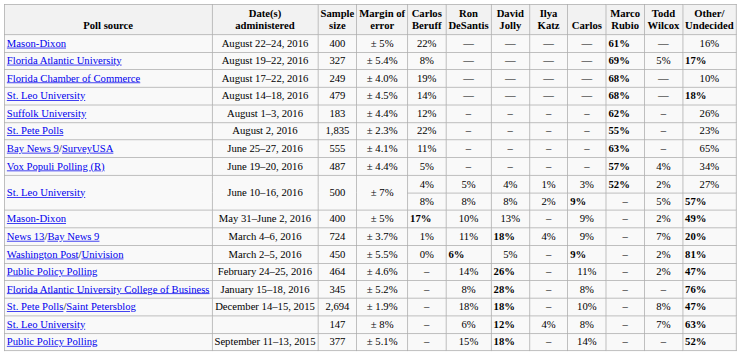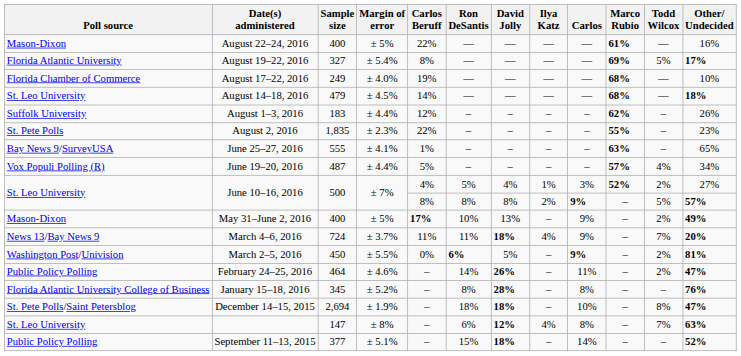(427, 149) 11% -> (427, 149) 1%
(427, 237) 1% -> (427, 237) 11%
